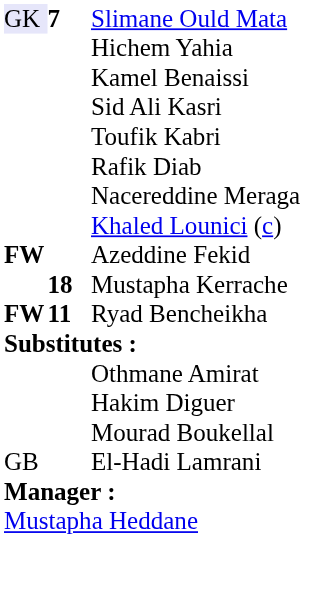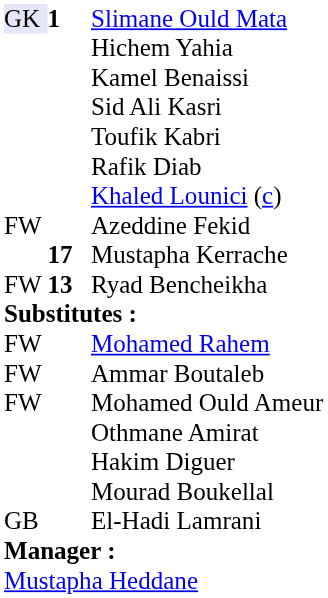(54, 18) 7 -> (54, 18) 1
- row: (196, 195)
(24, 255) bold -> (23, 225) normal
(60, 284) 18 -> (60, 255) 17
(24, 314) bold -> (23, 284) normal
(59, 314) 11 -> (60, 284) 13
+ row: (180, 343)
+ row: (178, 373)
+ row: (207, 402)
